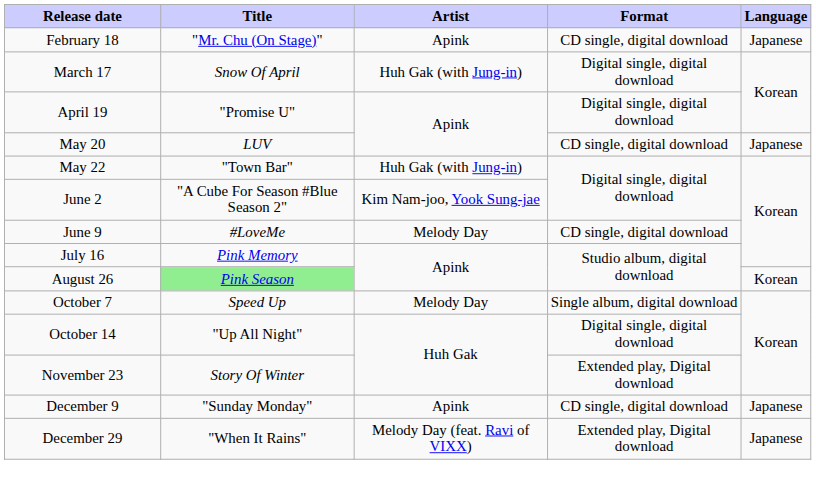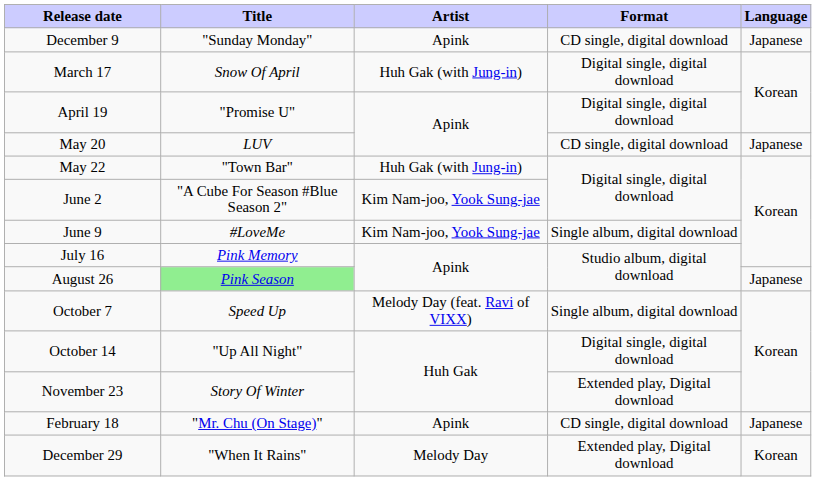rows swapped: (82, 39) <-> (82, 406)
(451, 231) Melody Day -> (451, 231) Kim Nam-joo, Yook Sung-jae
(644, 231) CD single, digital download -> (644, 231) Single album, digital download
(776, 278) Korean -> (776, 278) Japanese
(451, 302) Melody Day -> (451, 310) Melody Day (feat. Ravi of VIXX)
(451, 438) Melody Day (feat. Ravi of VIXX) -> (451, 455) Melody Day
(776, 438) Japanese -> (776, 455) Korean
